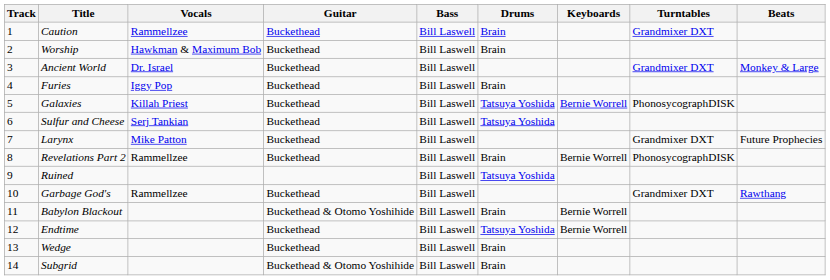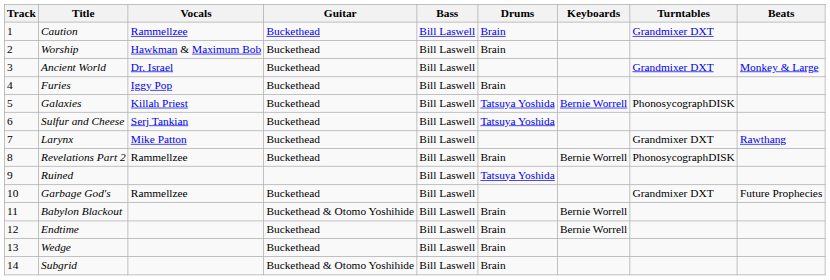(781, 139) Future Prophecies -> (763, 139) Rawthang
(763, 193) Rawthang -> (781, 193) Future Prophecies
(518, 229) Tatsuya Yoshida -> (493, 229) Brain
